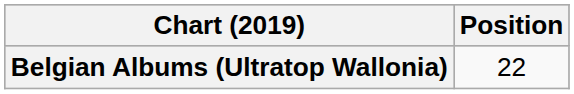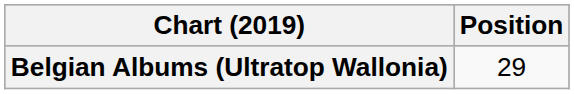(512, 66) 22 -> (512, 66) 29
